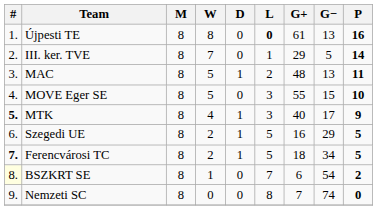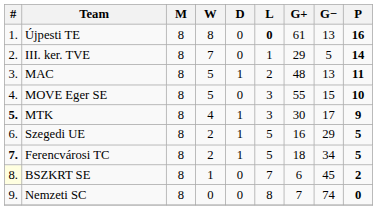(299, 114) 40 -> (299, 114) 30
(329, 174) 54 -> (329, 174) 45
